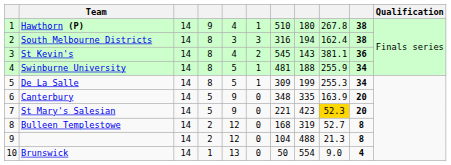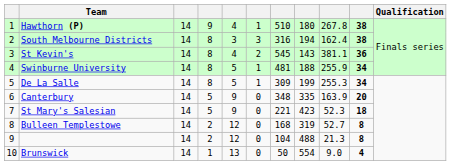(334, 111) gold background -> (334, 111) no background
(361, 111) 20 -> (361, 111) 18
